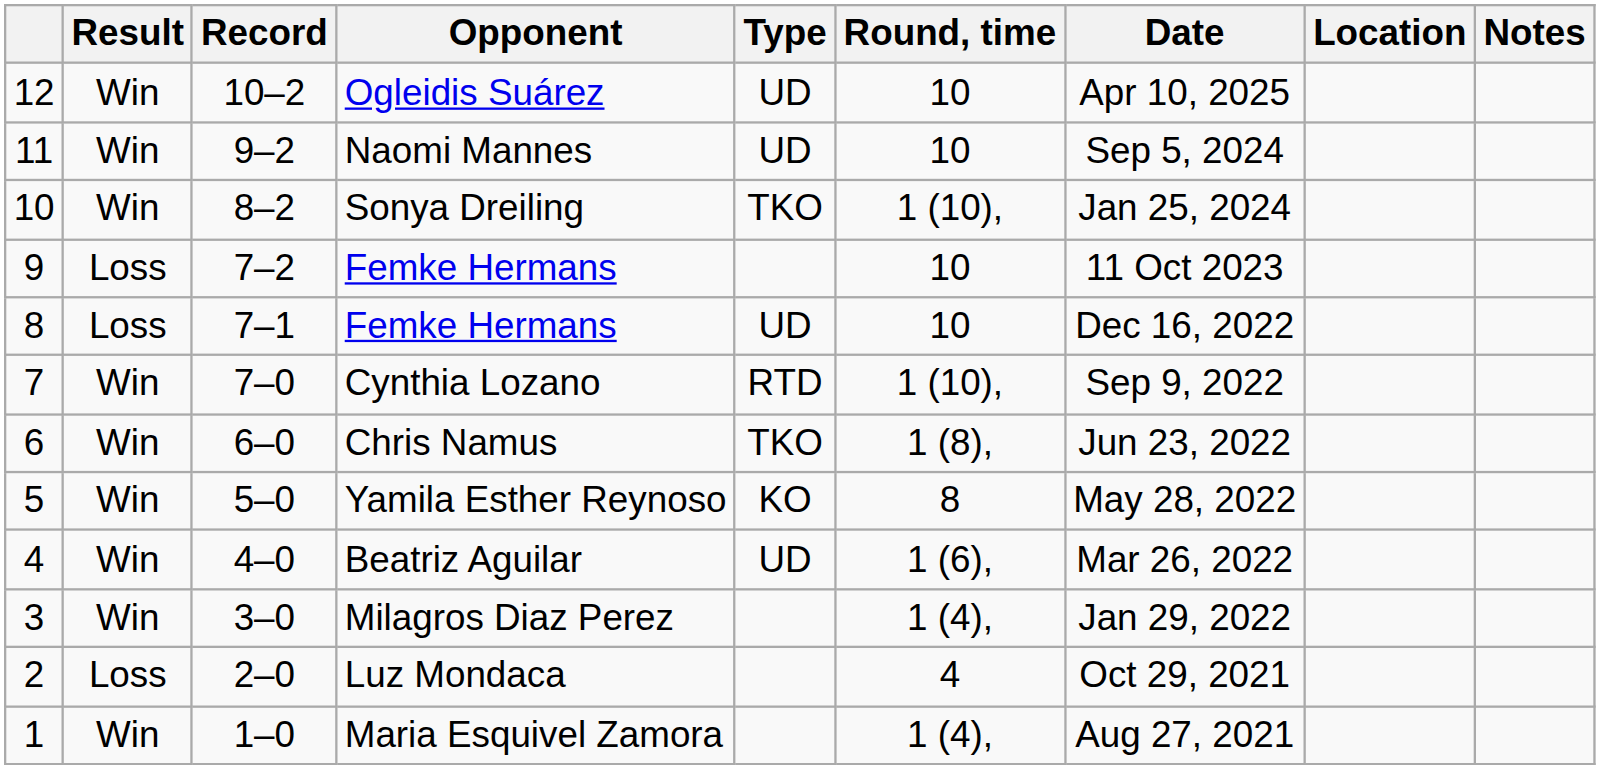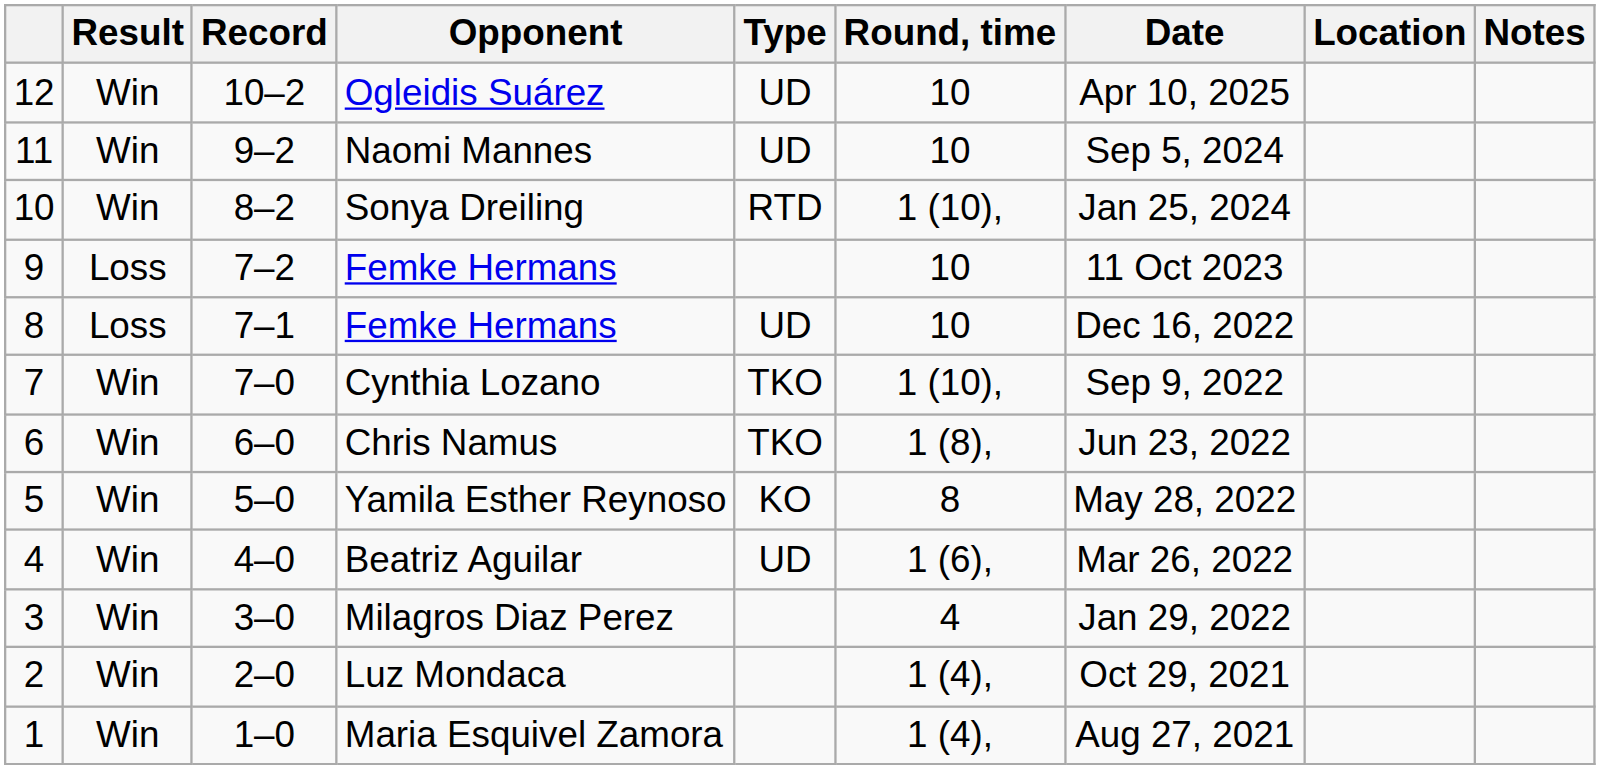(785, 208) TKO -> (785, 208) RTD
(785, 383) RTD -> (785, 383) TKO
(950, 617) 1 (4), -> (950, 617) 4
(128, 675) Loss -> (128, 675) Win
(950, 675) 4 -> (950, 675) 1 (4),
